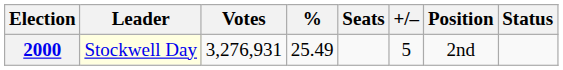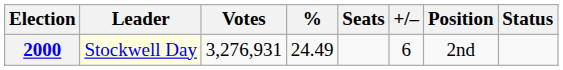(312, 49) 25.49 -> (312, 49) 24.49
(406, 49) 5 -> (406, 49) 6
